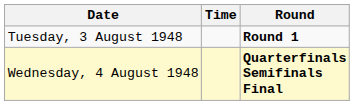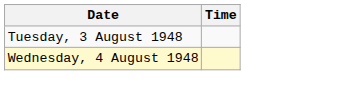- column: (295, 15)
